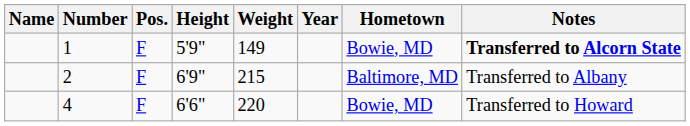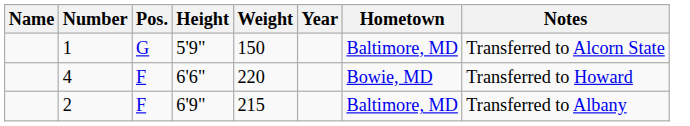(141, 47) F -> (143, 47) G
(251, 47) 149 -> (251, 47) 150
(390, 47) Bowie, MD -> (402, 47) Baltimore, MD
(574, 47) bold -> (566, 47) normal
rows swapped: (67, 76) <-> (67, 105)
